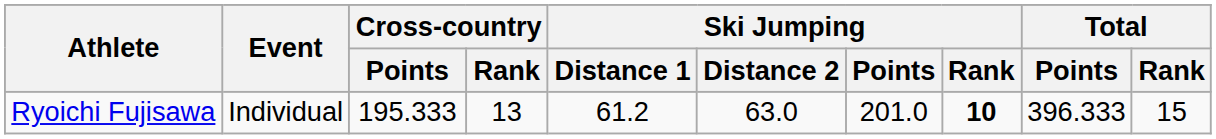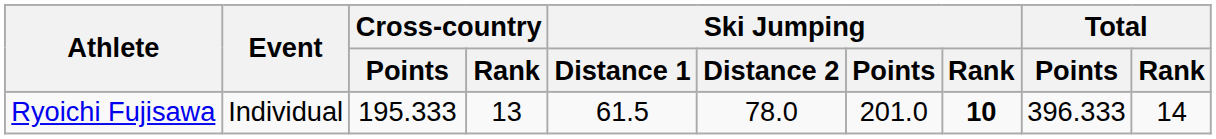(623, 113) 61.2 -> (623, 113) 61.5
(771, 113) 63.0 -> (771, 113) 78.0
(1172, 113) 15 -> (1172, 113) 14
